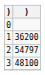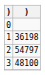(27, 38) 36200 -> (27, 38) 36198
